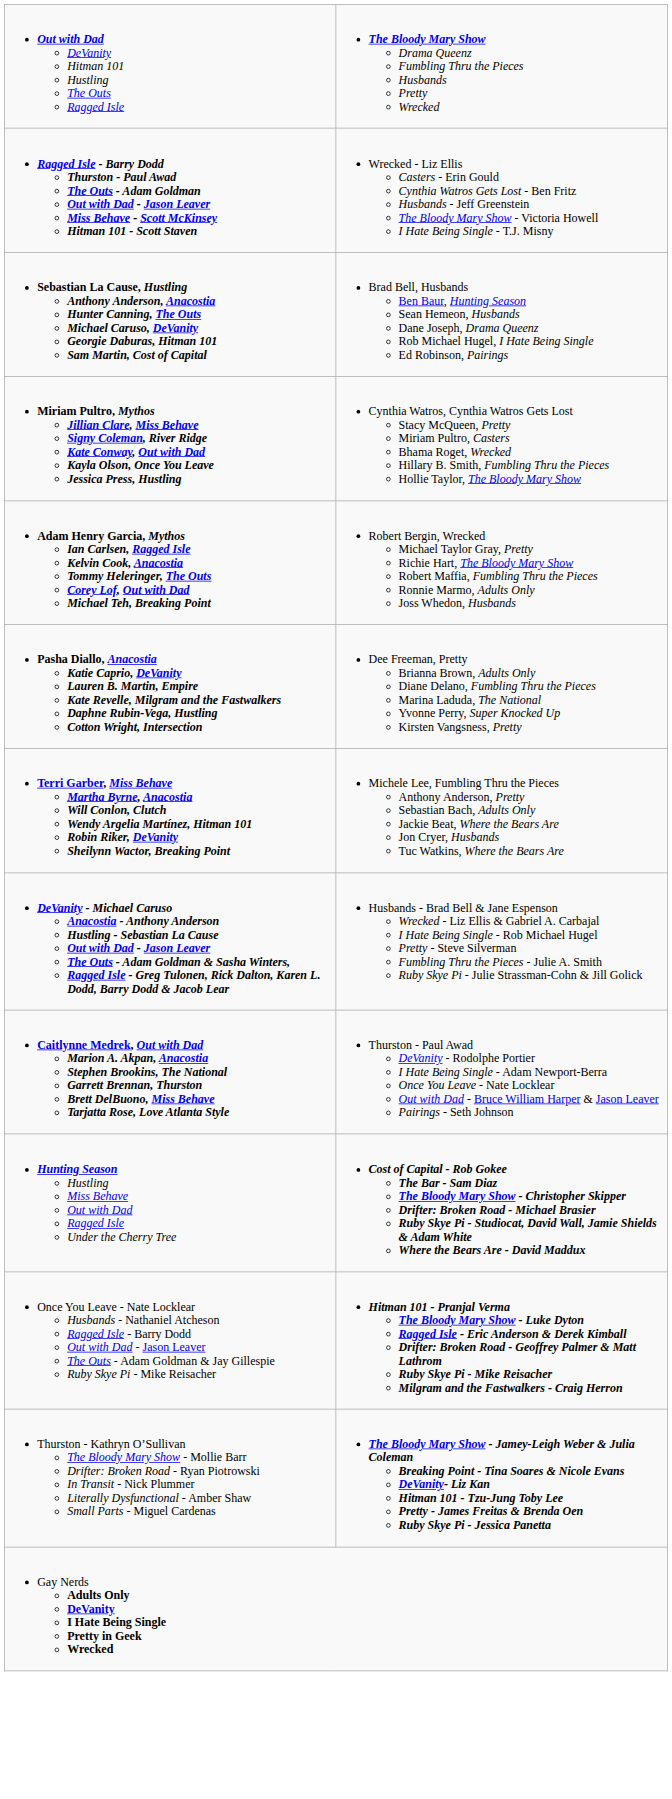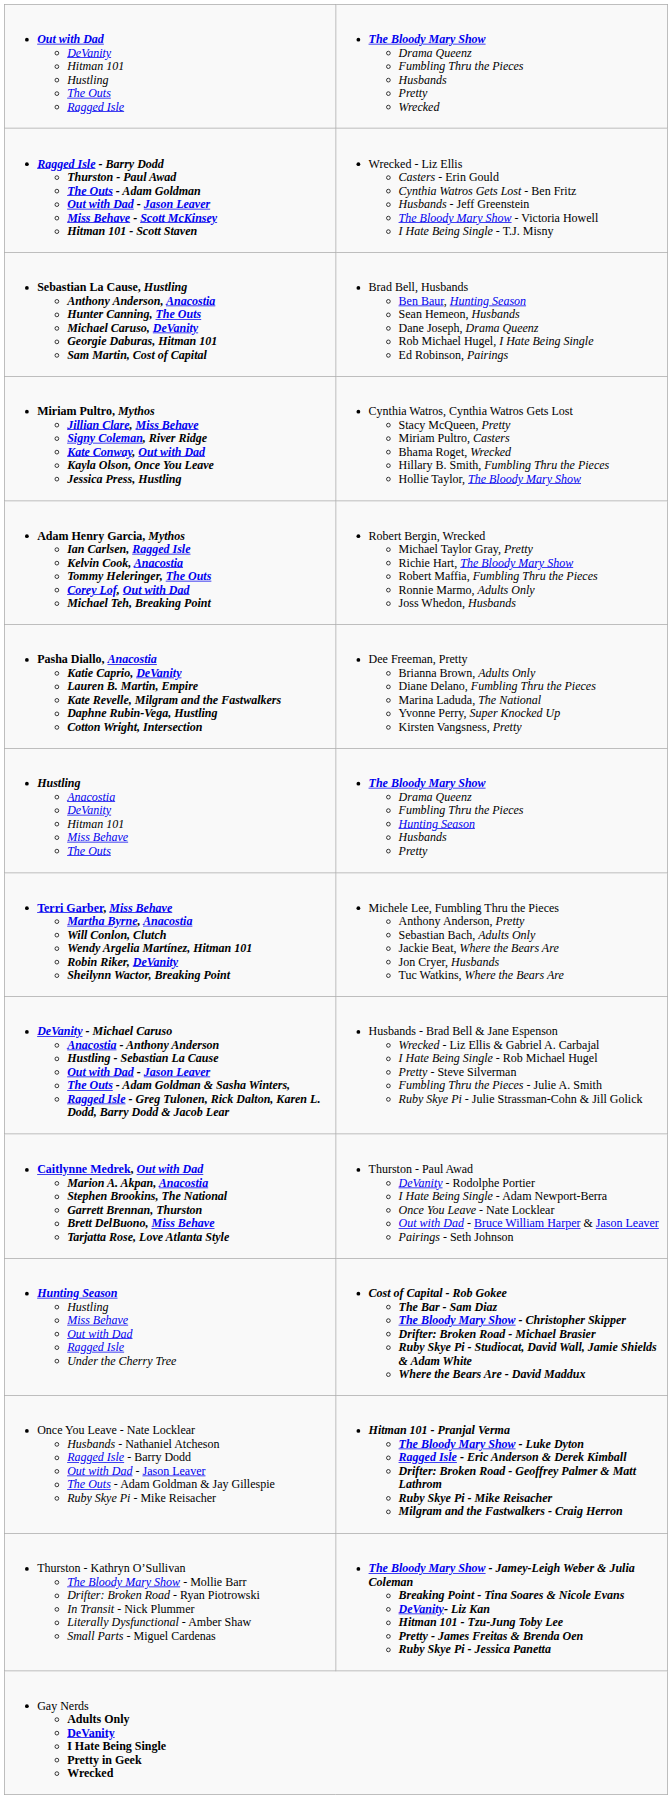+ row: (170, 817)
